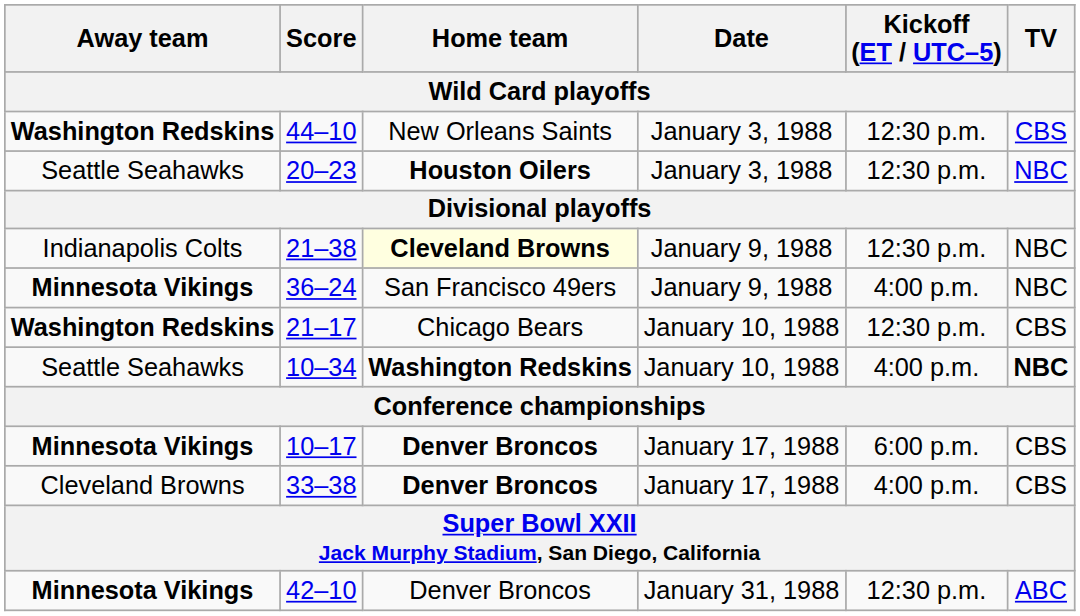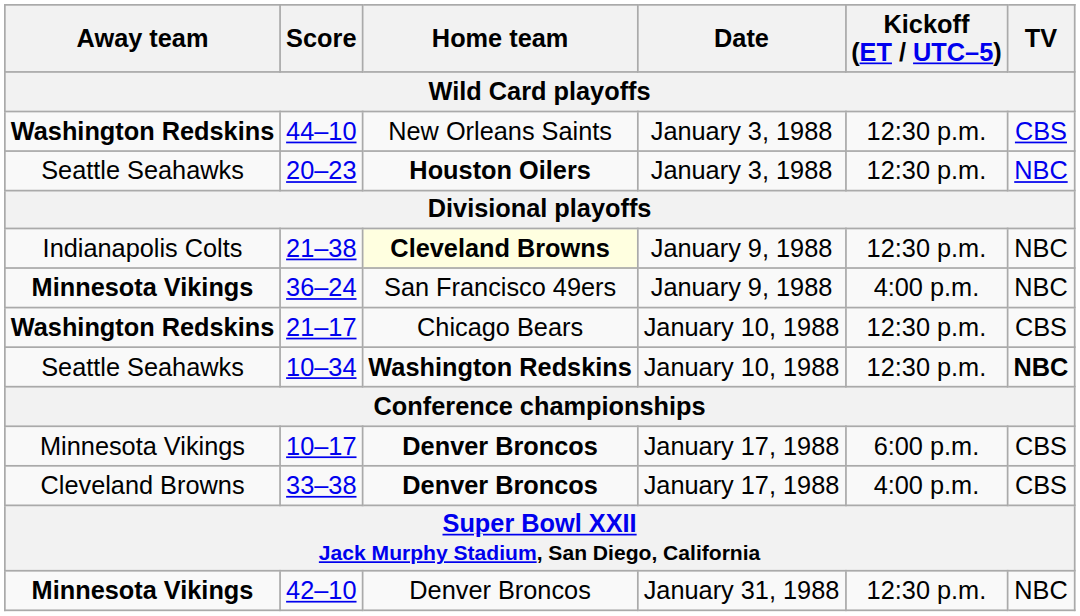(926, 367) 4:00 p.m. -> (926, 367) 12:30 p.m.
(143, 445) bold -> (143, 445) normal
(1041, 591) ABC -> (1041, 591) NBC
